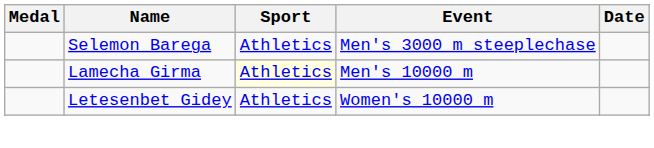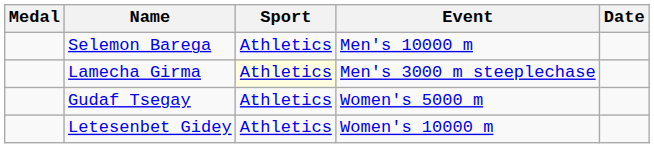(468, 46) Men's 3000 m steeplechase -> (407, 46) Men's 10000 m
(407, 74) Men's 10000 m -> (468, 74) Men's 3000 m steeplechase
+ row: (129, 101)
